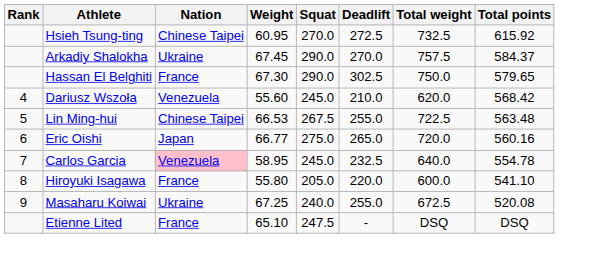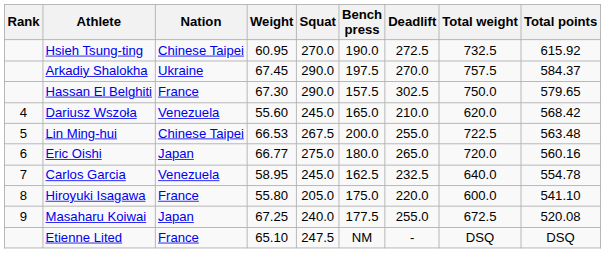+ column: (362, 22)
(189, 160) pink background -> (189, 175) no background
(181, 202) Ukraine -> (176, 216) Japan
